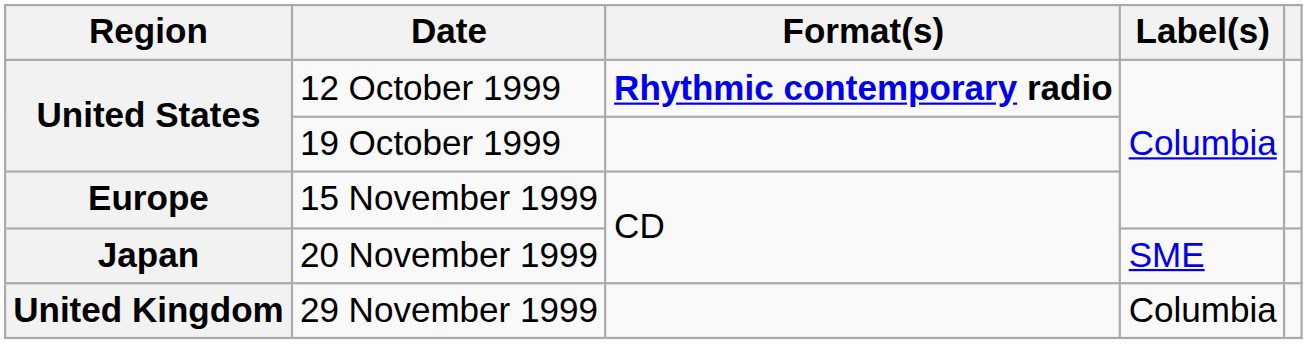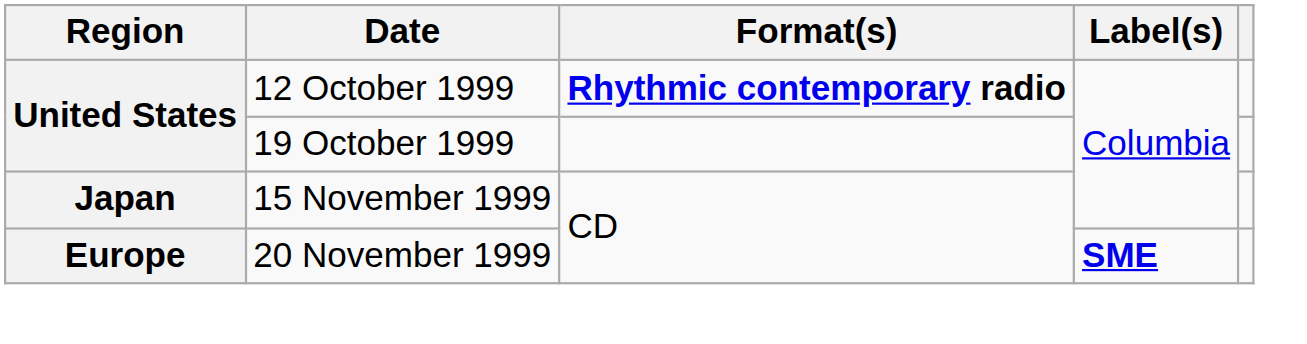(148, 198) Europe -> (125, 198) Japan
(148, 254) Japan -> (125, 254) Europe
(1167, 254) normal -> (1120, 254) bold
- row: (449, 310)
